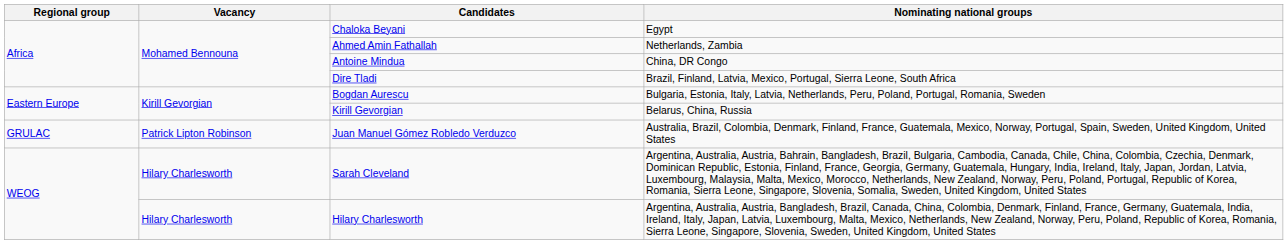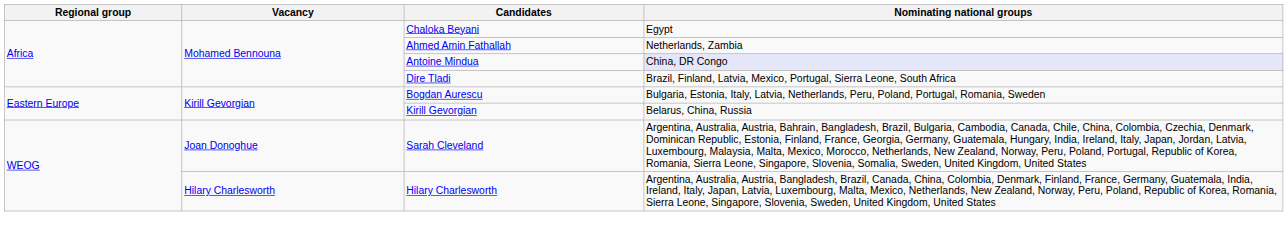(687, 62) no background -> (687, 62) lavender background
- row: (424, 134)
(187, 173) Hilary Charlesworth -> (221, 145) Joan Donoghue
